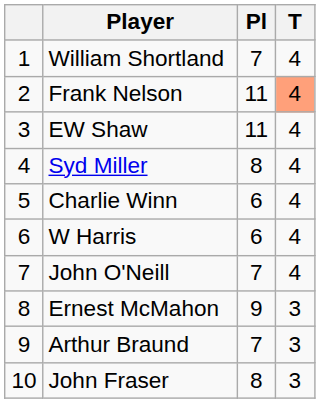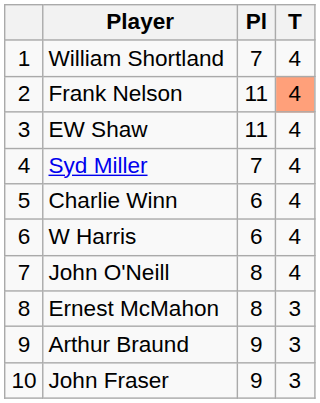(256, 165) 8 -> (256, 165) 7
(256, 272) 7 -> (256, 272) 8
(256, 308) 9 -> (256, 308) 8
(256, 344) 7 -> (256, 344) 9
(256, 380) 8 -> (256, 380) 9
